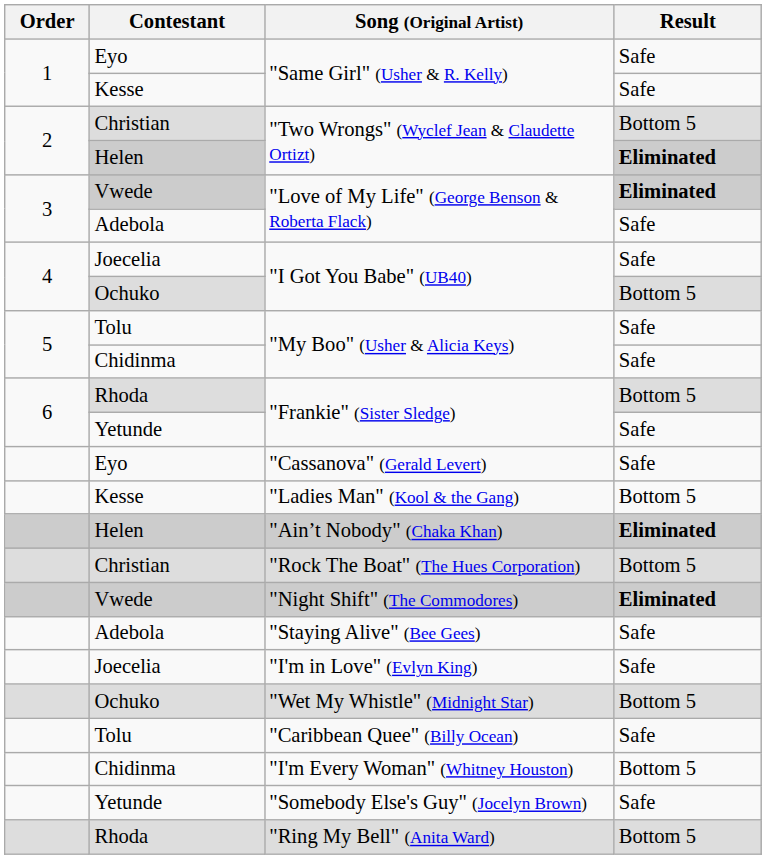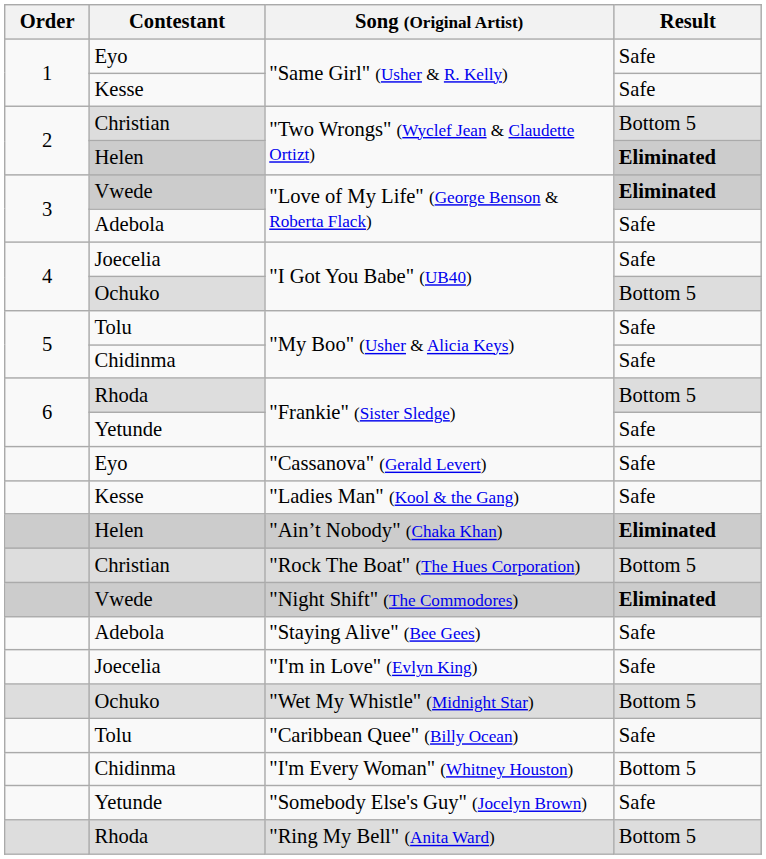(657, 497) Bottom 5 -> (637, 497) Safe
